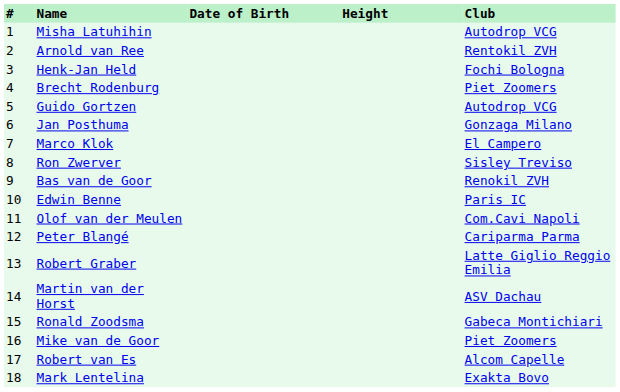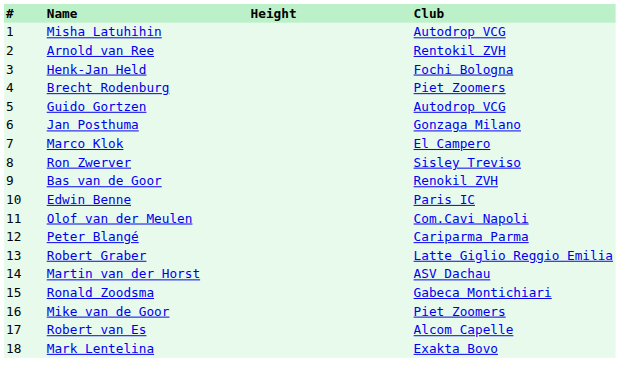- column: (239, 13)
